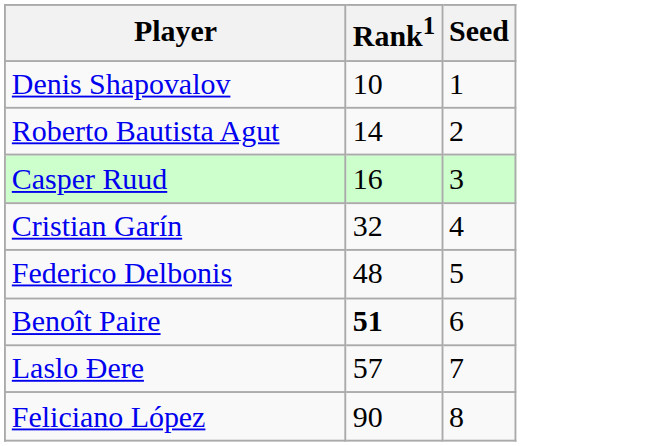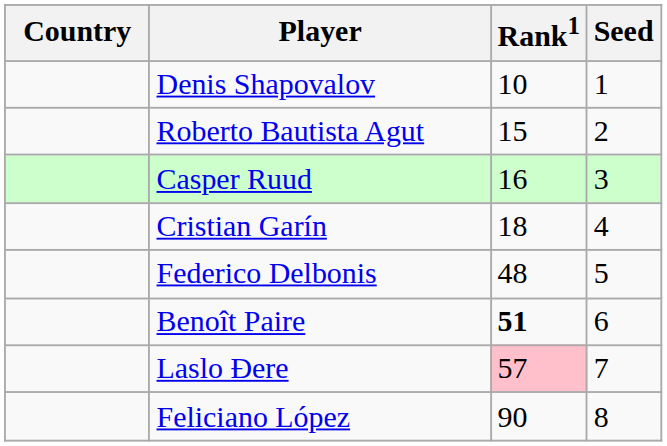+ column: (77, 32)
(368, 131) 14 -> (513, 131) 15
(368, 226) 32 -> (513, 226) 18
(368, 368) no background -> (513, 368) pink background
